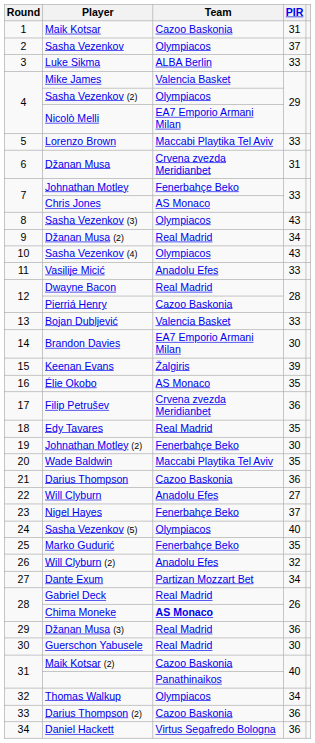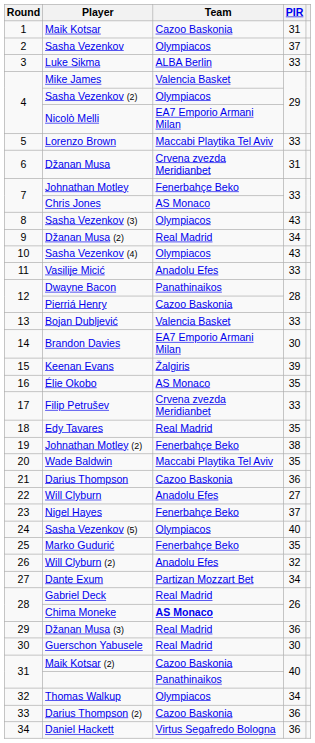(184, 287) Real Madrid -> (189, 287) Panathinaikos
(295, 406) 36 -> (295, 406) 33
(295, 445) 30 -> (295, 445) 38
